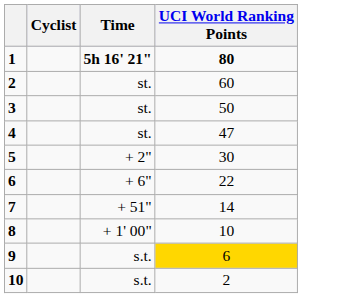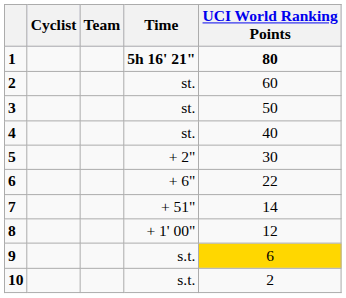+ column: (102, 25)
(226, 132) 47 -> (270, 132) 40
(226, 231) 10 -> (270, 231) 12
